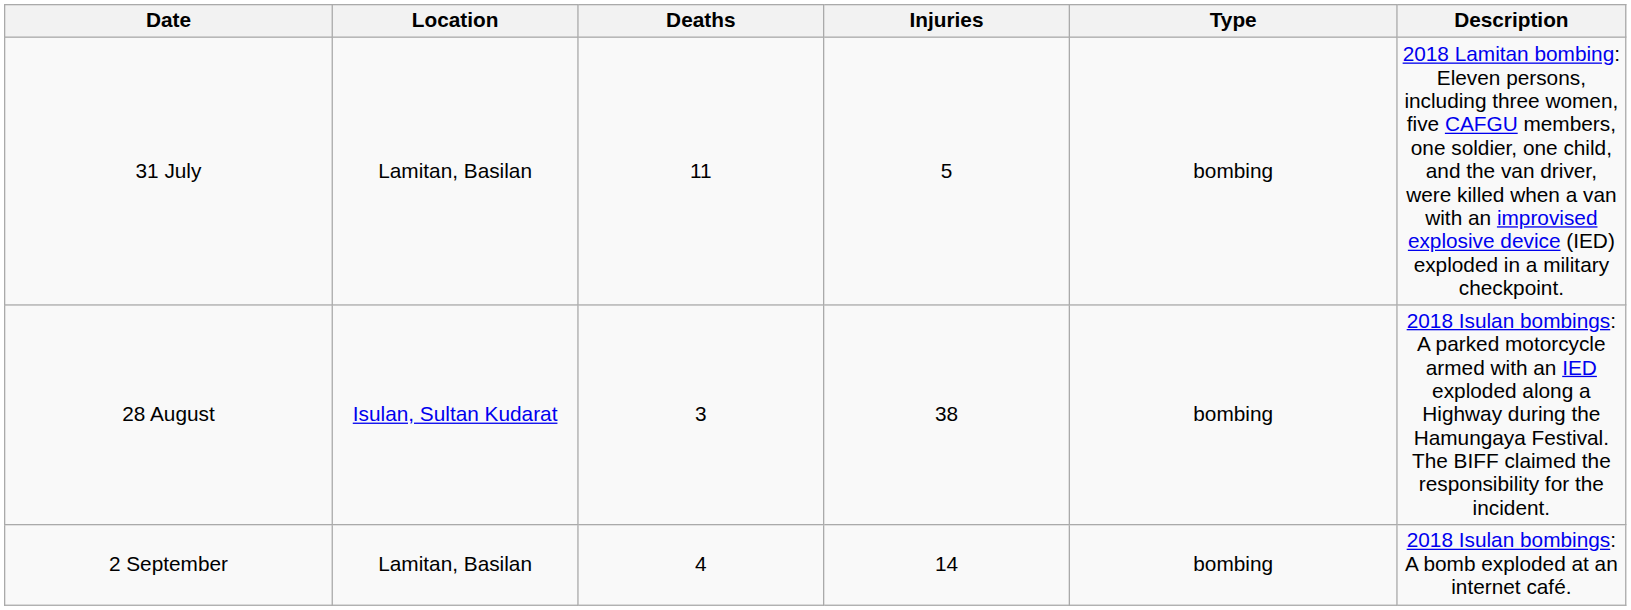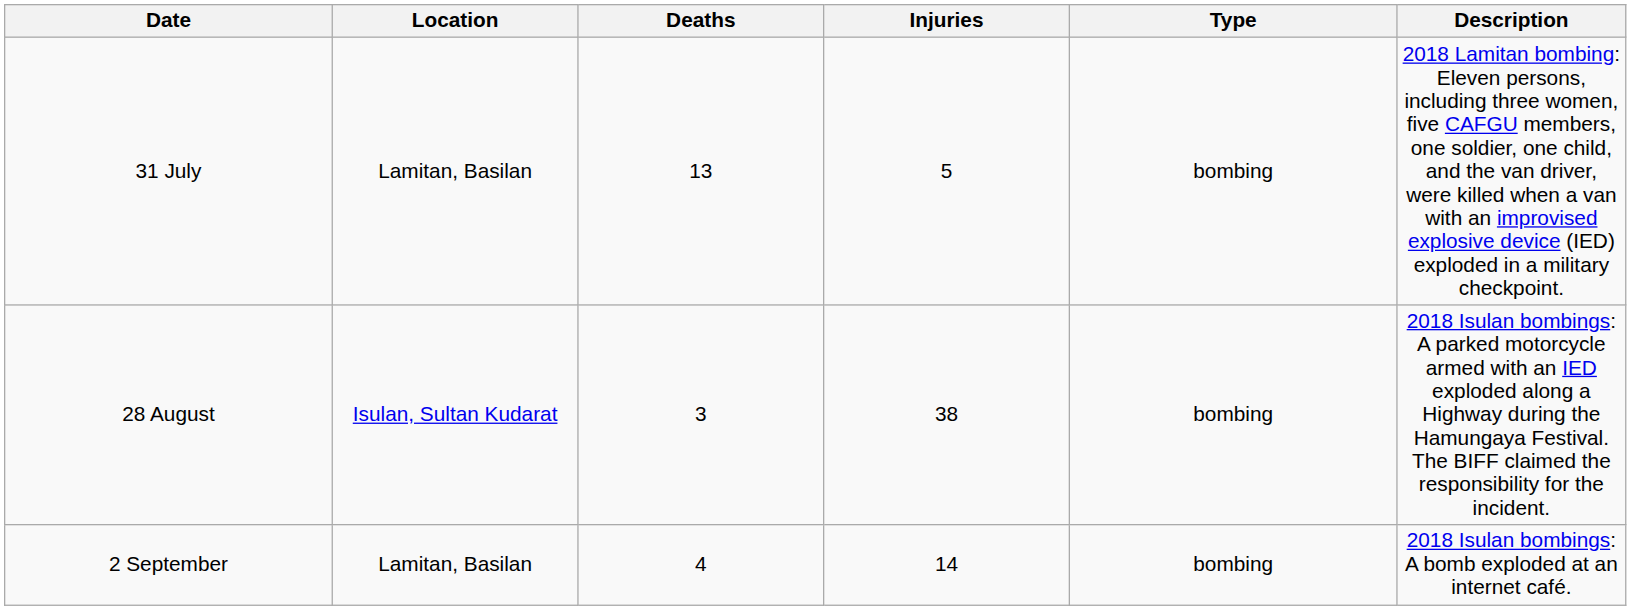(701, 170) 11 -> (701, 170) 13
